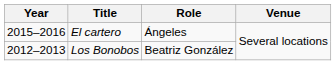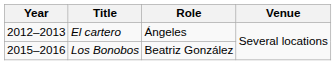(36, 32) 2015–2016 -> (36, 32) 2012–2013
(36, 50) 2012–2013 -> (36, 50) 2015–2016
